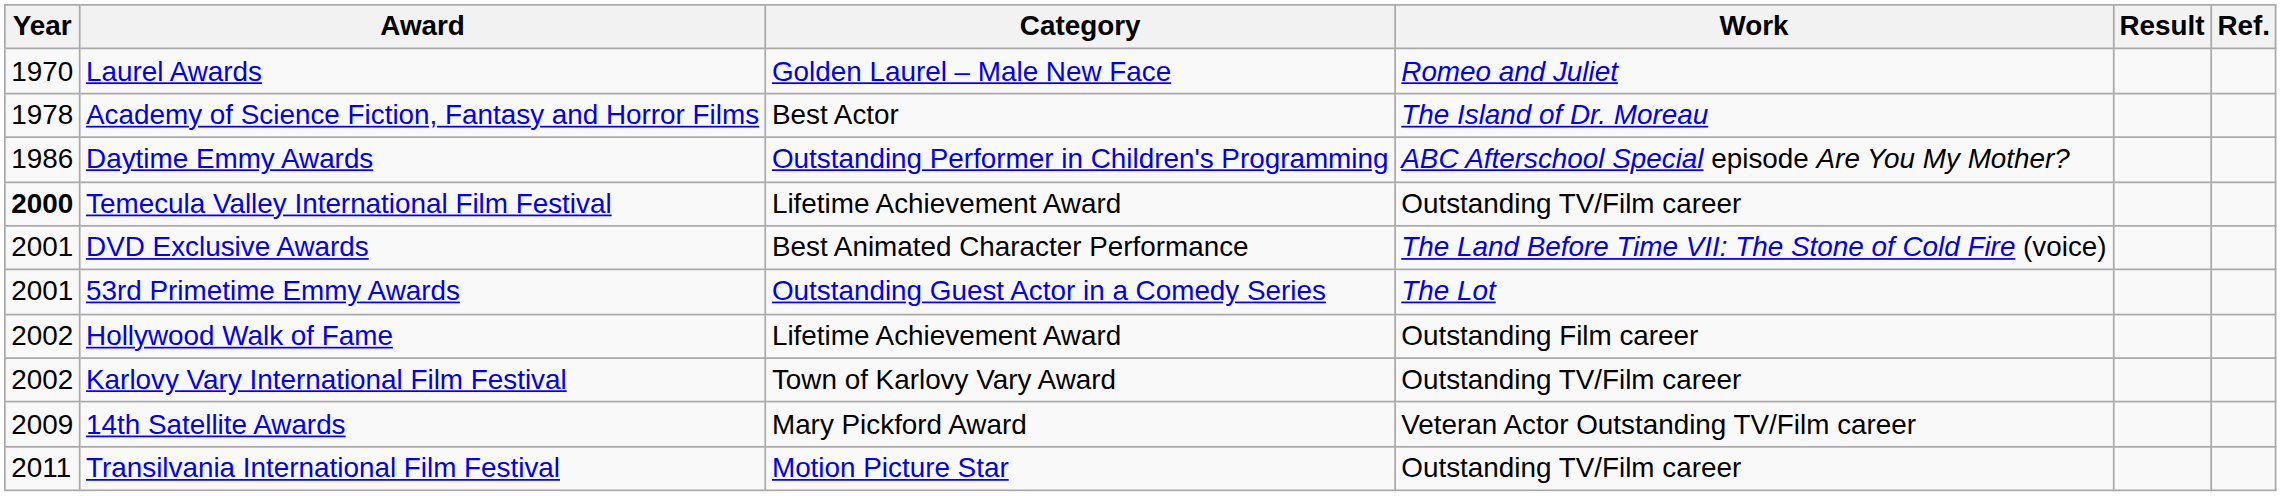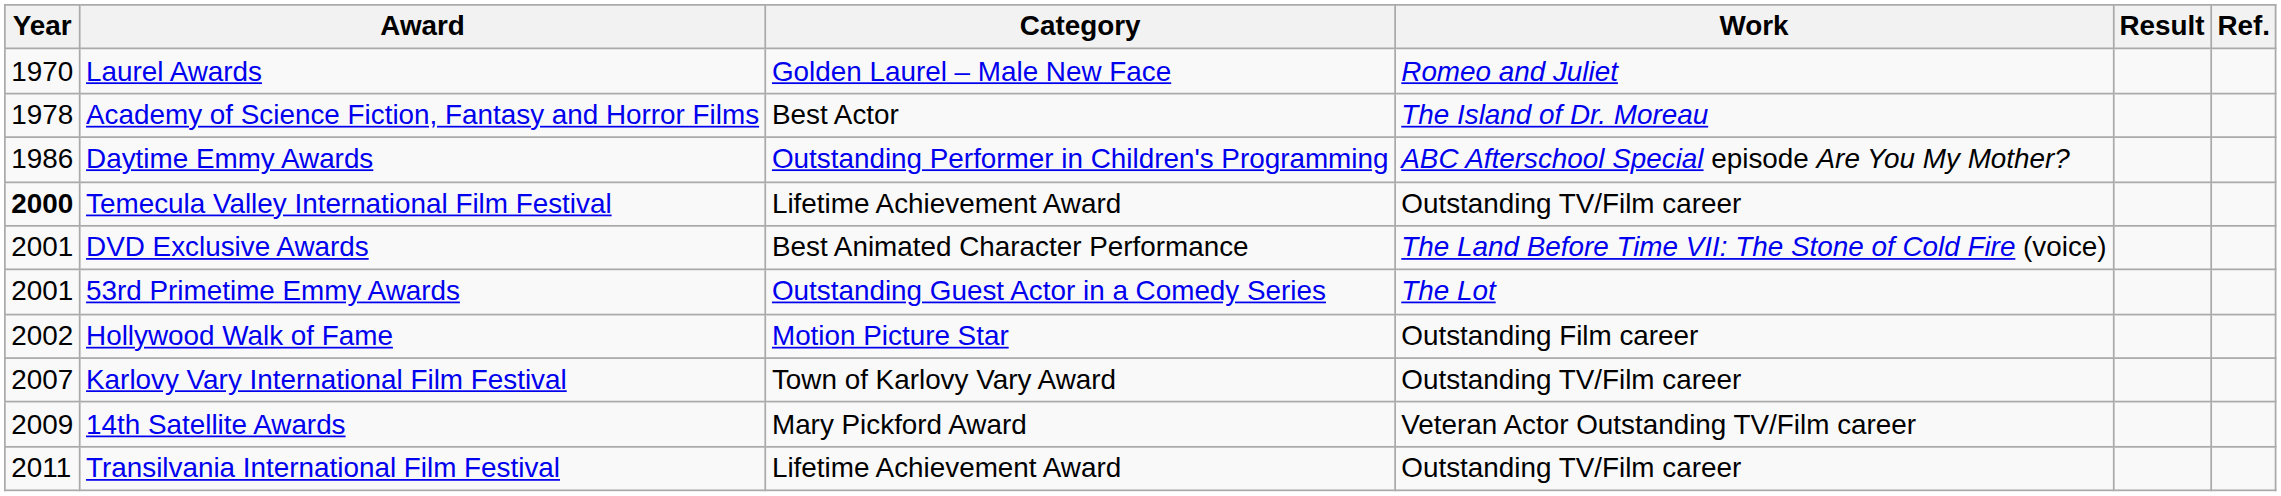(947, 335) Lifetime Achievement Award -> (890, 335) Motion Picture Star
(42, 379) 2002 -> (42, 379) 2007
(890, 468) Motion Picture Star -> (947, 468) Lifetime Achievement Award
